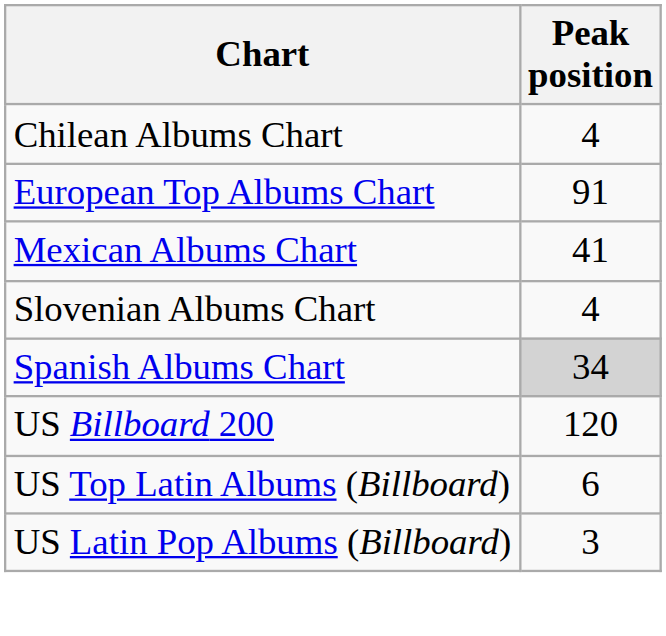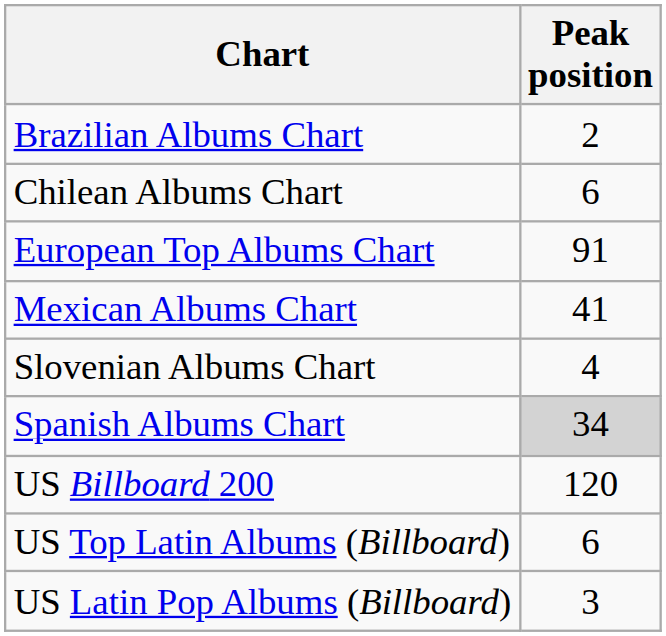+ row: (188, 133)
(590, 133) 4 -> (590, 191) 6
